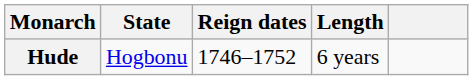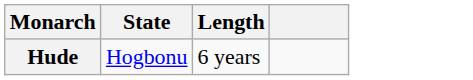- column: (252, 21)
